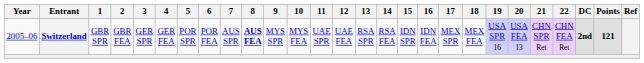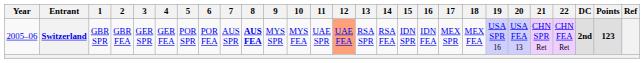(344, 36) no background -> (344, 36) lightsalmon background
(608, 36) 121 -> (608, 36) 123
